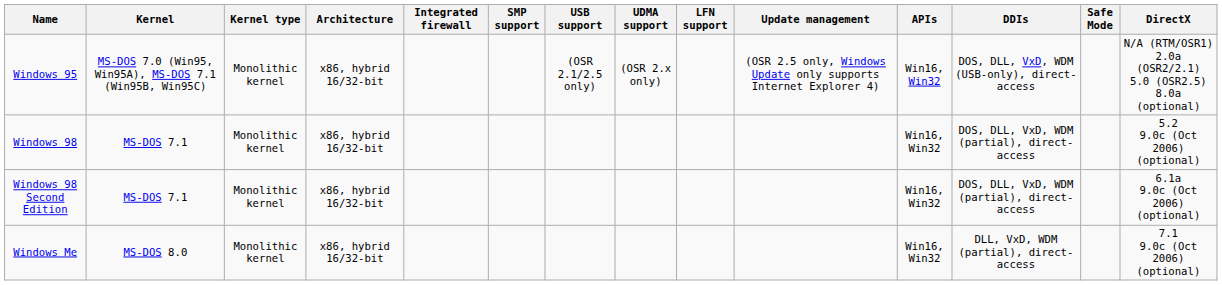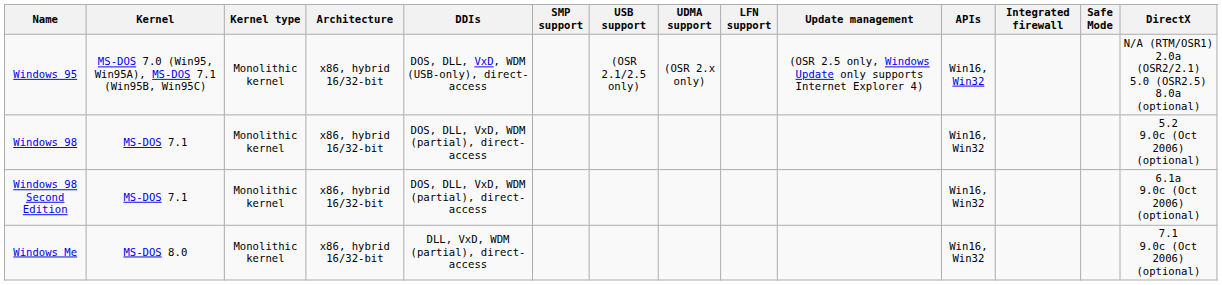columns swapped: (446, 20) <-> (1016, 20)
